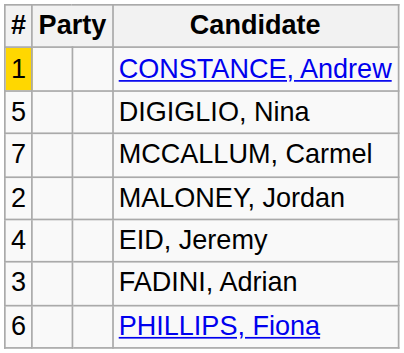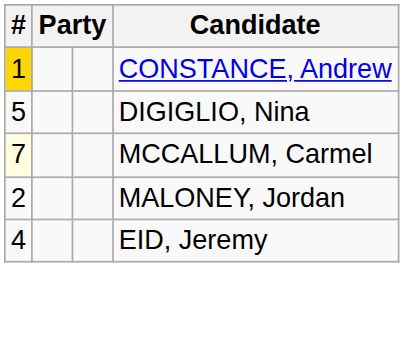(19, 154) no background -> (19, 154) lightyellow background
- row: (208, 283)
- row: (219, 326)
